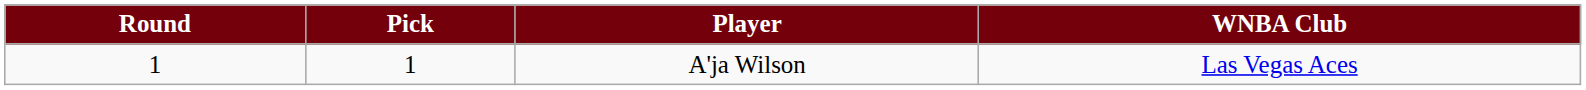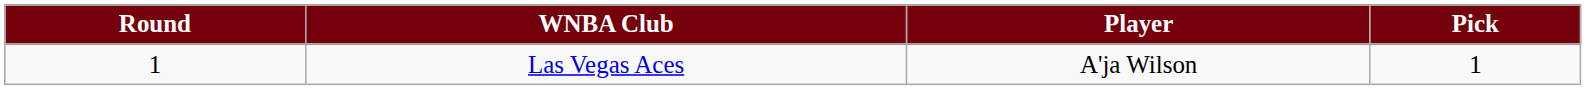columns swapped: (410, 24) <-> (1280, 24)
